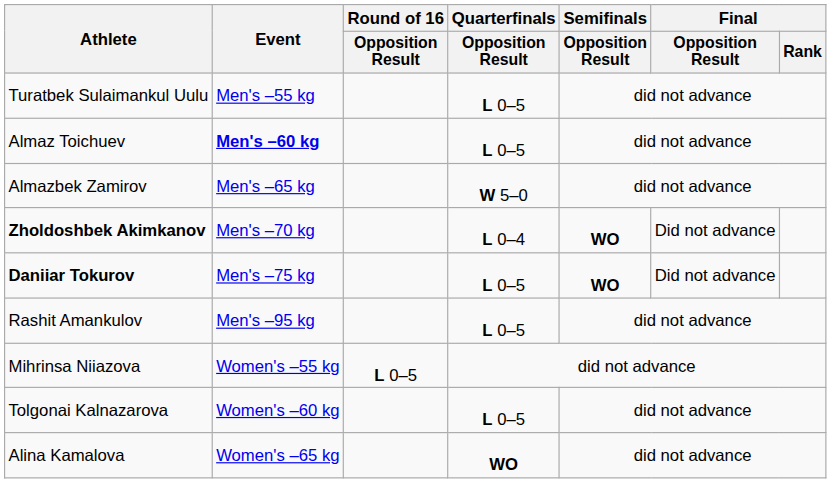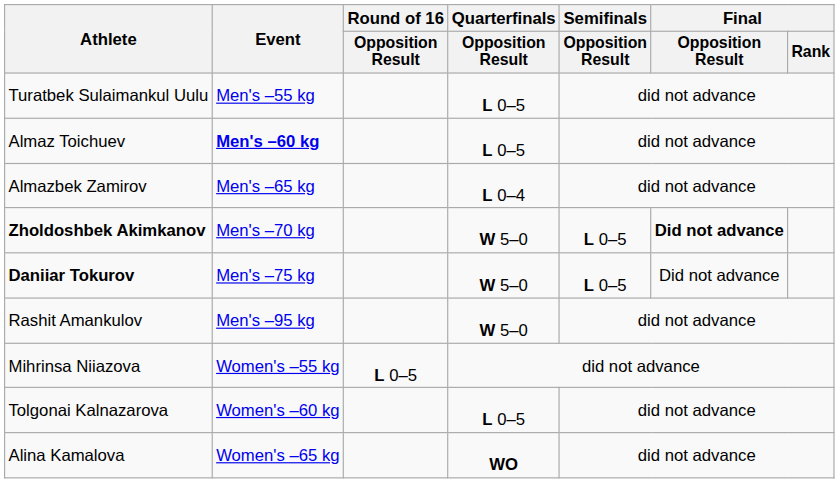(504, 195) W 5–0 -> (504, 195) L 0–4
(504, 240) L 0–4 -> (504, 240) W 5–0
(605, 240) WO -> (605, 240) L 0–5
(715, 231) normal -> (719, 231) bold
(504, 285) L 0–5 -> (504, 285) W 5–0
(605, 285) WO -> (605, 285) L 0–5
(504, 330) L 0–5 -> (504, 330) W 5–0
